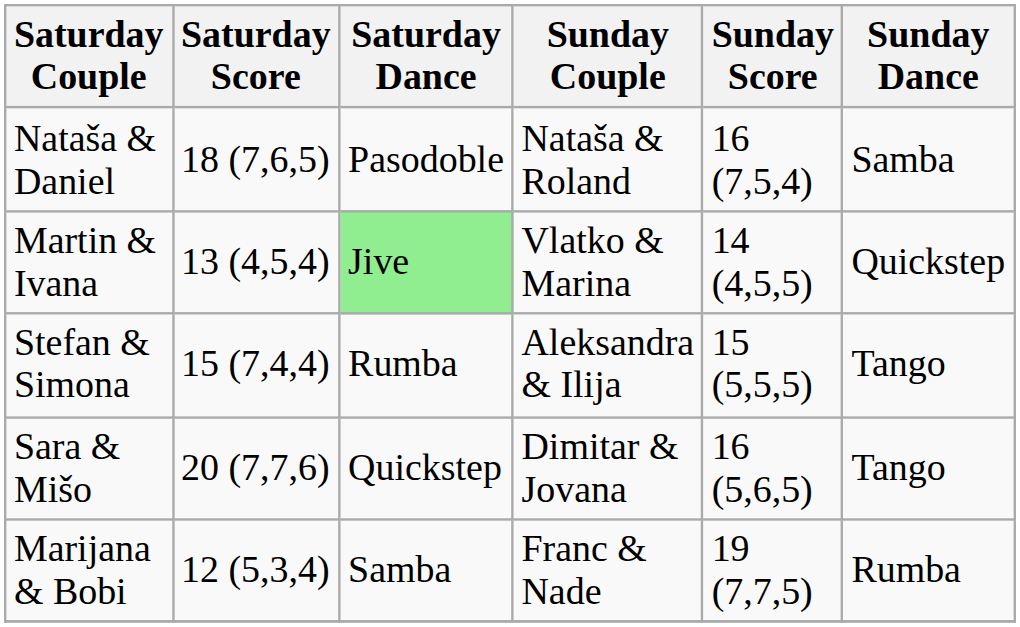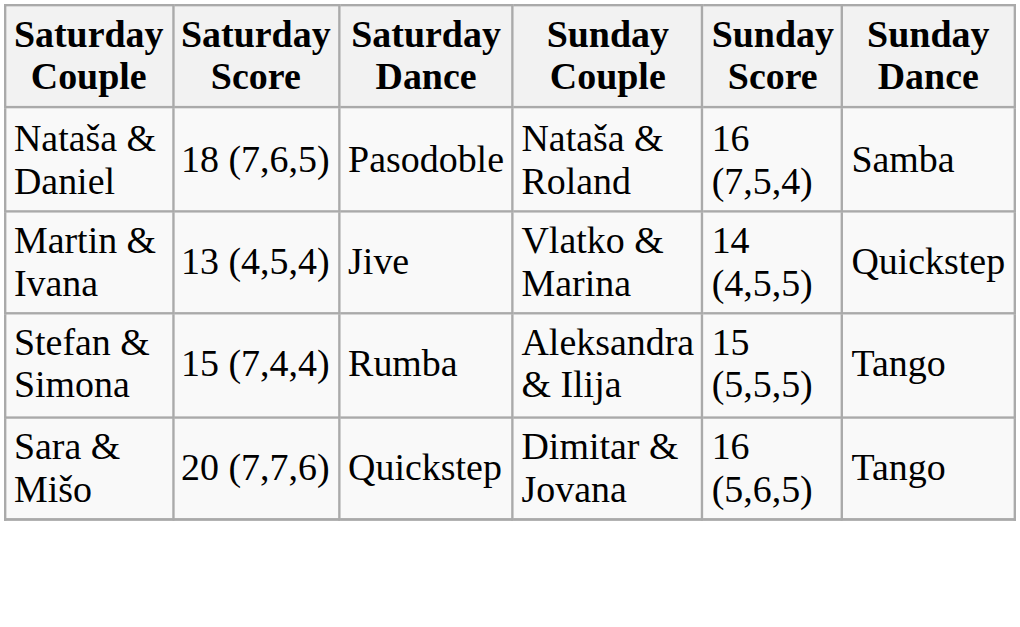(379, 261) lightgreen background -> (379, 261) no background
- row: (82, 569)
